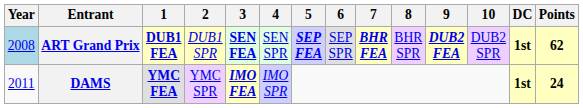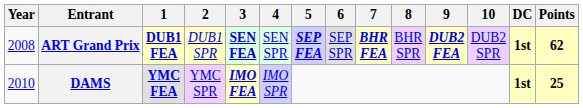(21, 45) lightblue background -> (21, 45) no background
(21, 84) 2011 -> (21, 84) 2010
(557, 84) 24 -> (557, 84) 25
